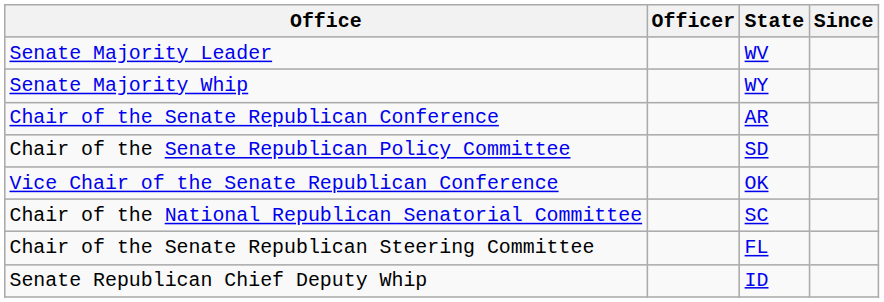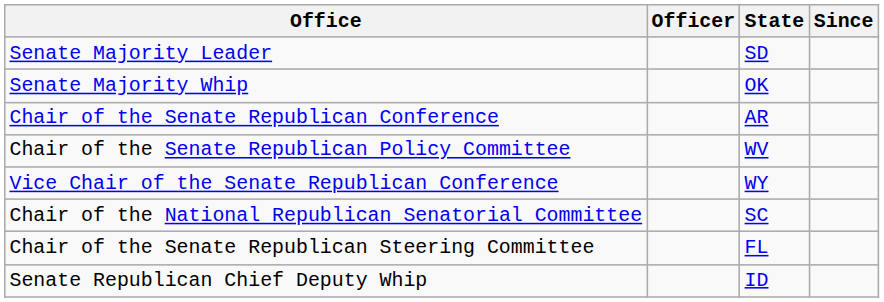(757, 53) WV -> (757, 53) SD
(757, 86) WY -> (757, 86) OK
(757, 151) SD -> (757, 151) WV
(757, 183) OK -> (757, 183) WY
